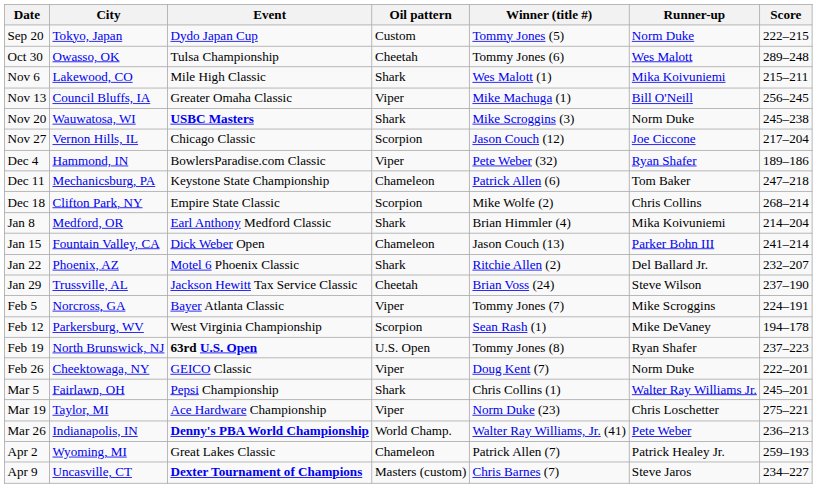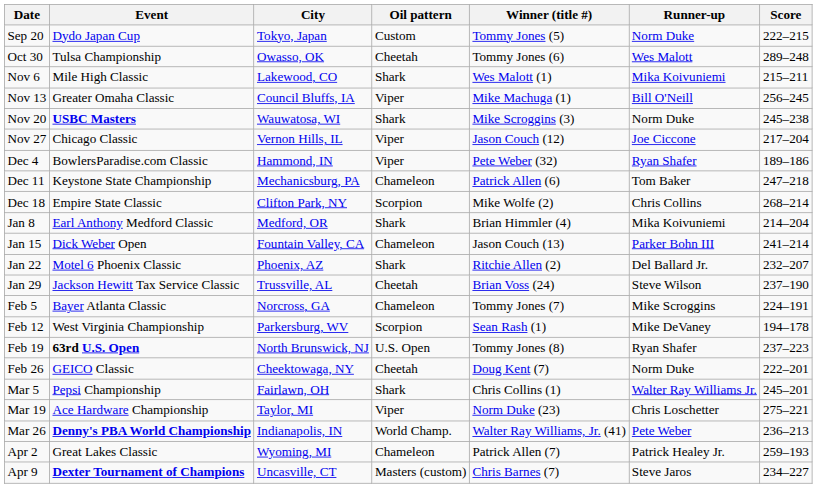columns swapped: (270, 14) <-> (108, 14)
(399, 139) Scorpion -> (389, 139) Viper
(389, 306) Viper -> (405, 306) Chameleon
(389, 368) Viper -> (396, 368) Cheetah
